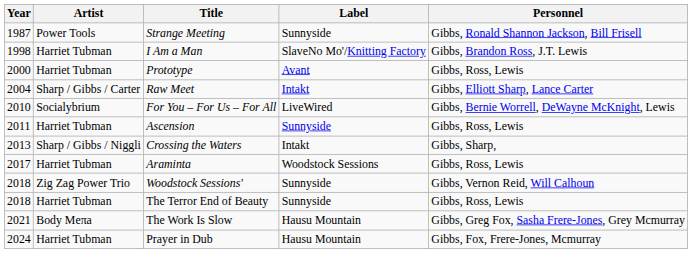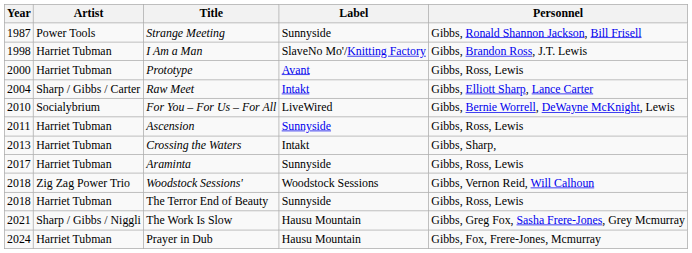(89, 145) Sharp / Gibbs / Niggli -> (74, 145) Harriet Tubman
(330, 164) Woodstock Sessions -> (306, 164) Sunnyside
(306, 182) Sunnyside -> (330, 182) Woodstock Sessions
(64, 220) Body Meπa -> (89, 220) Sharp / Gibbs / Niggli
